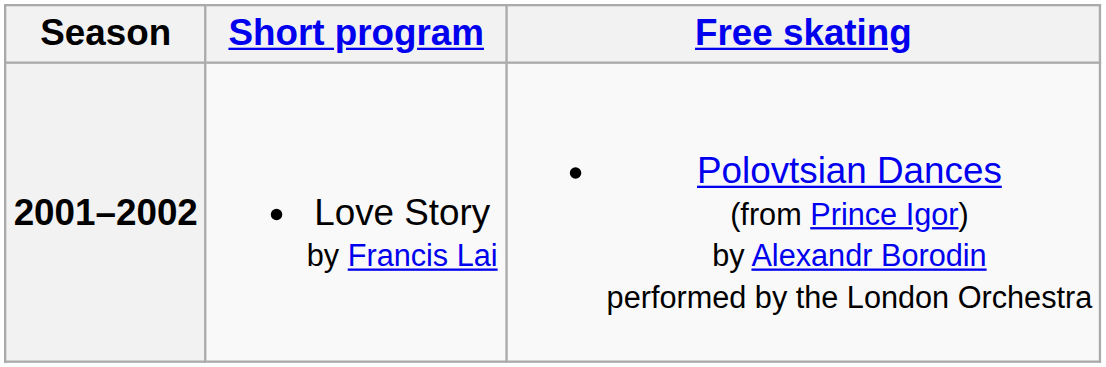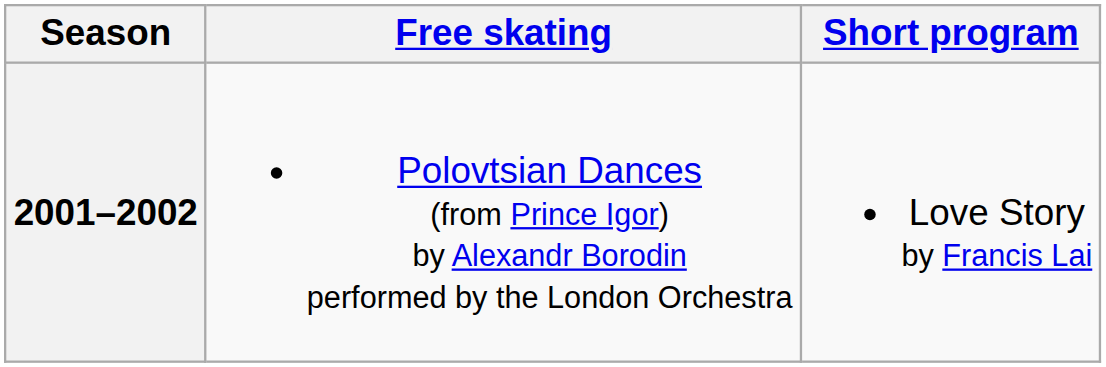columns swapped: (356, 33) <-> (803, 33)
